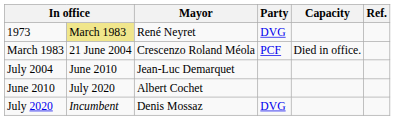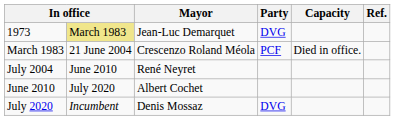(166, 32) René Neyret -> (186, 32) Jean-Luc Demarquet
(186, 69) Jean-Luc Demarquet -> (166, 69) René Neyret
